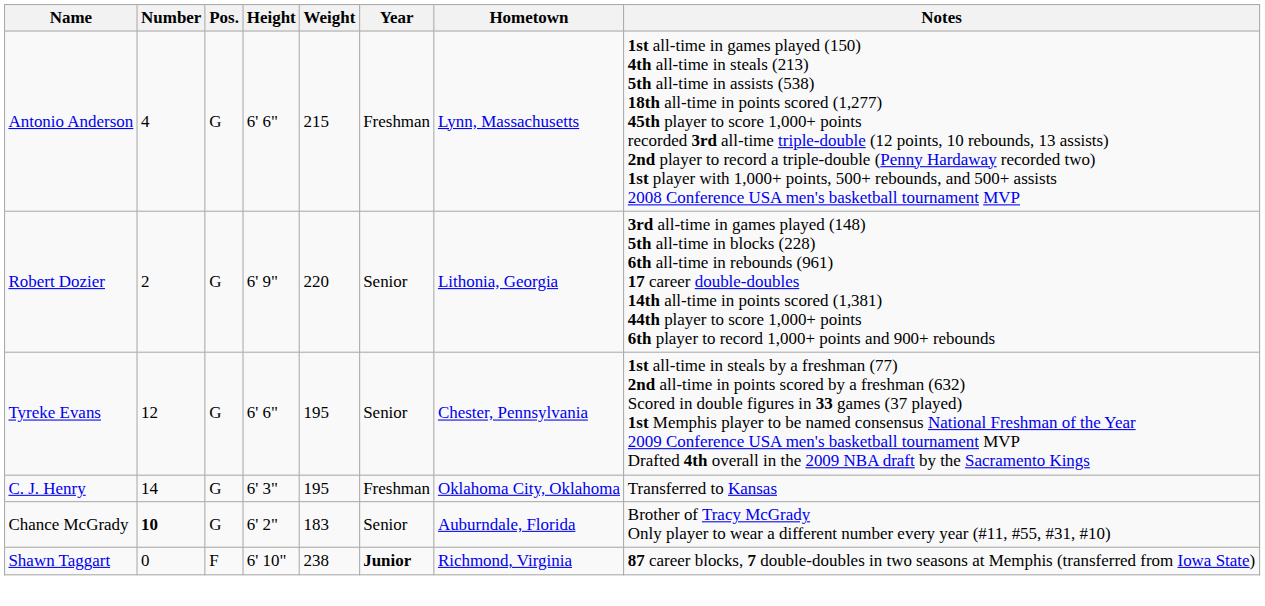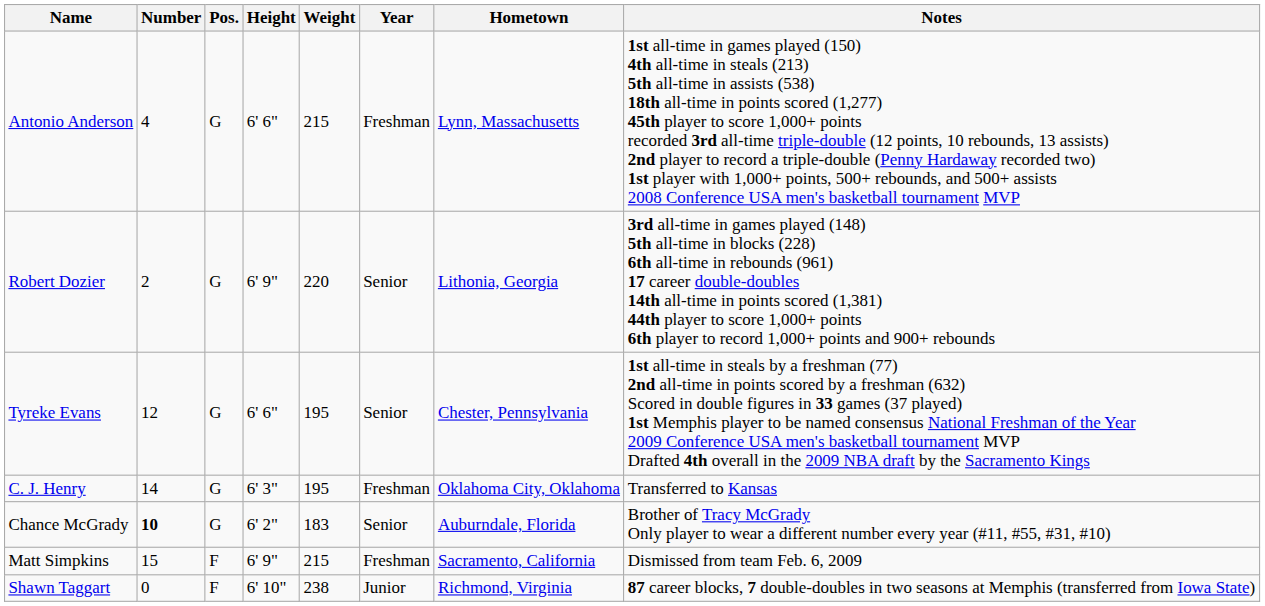+ row: (59, 560)
(387, 560) bold -> (384, 587) normal
